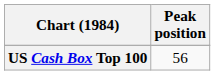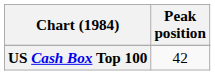(180, 57) 56 -> (180, 57) 42
